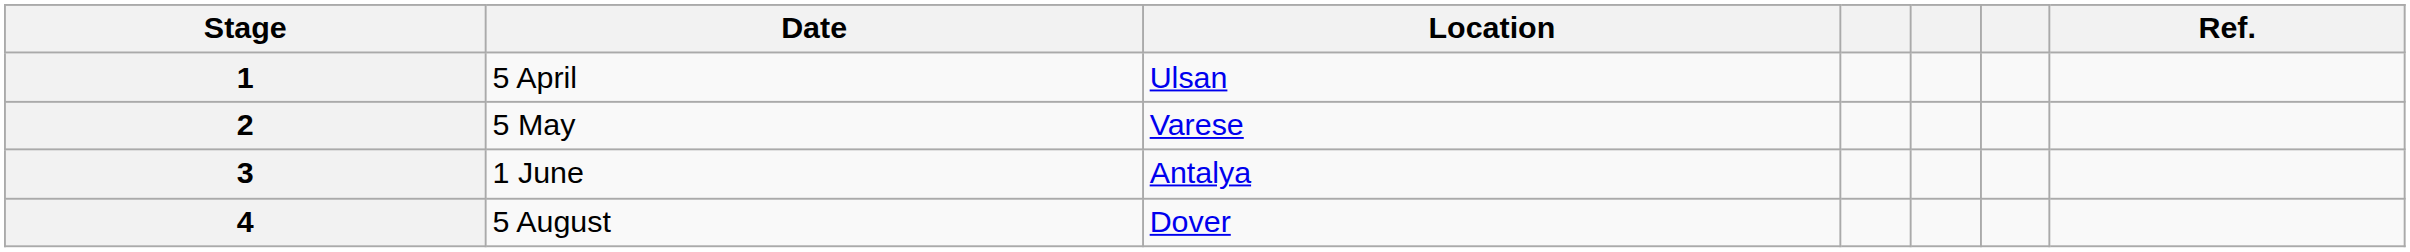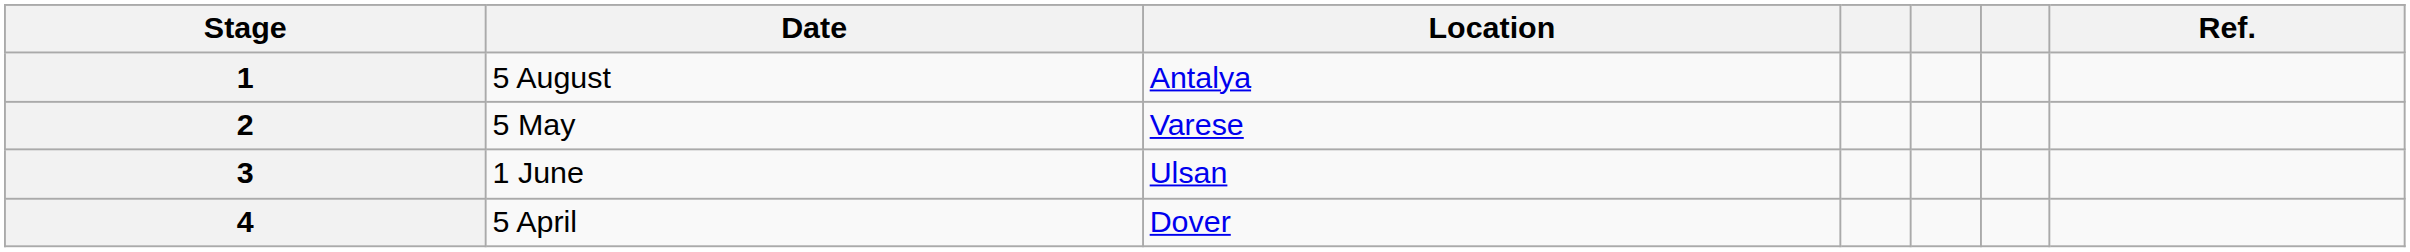(535, 76) 5 April -> (552, 76) 5 August
(1189, 76) Ulsan -> (1200, 76) Antalya
(1200, 173) Antalya -> (1189, 173) Ulsan
(552, 221) 5 August -> (535, 221) 5 April
